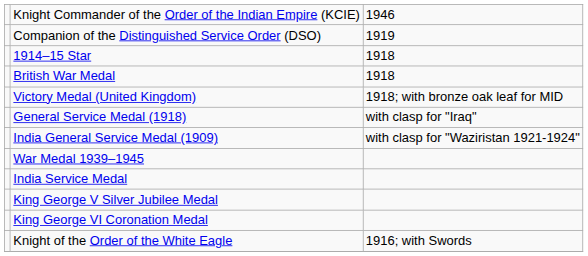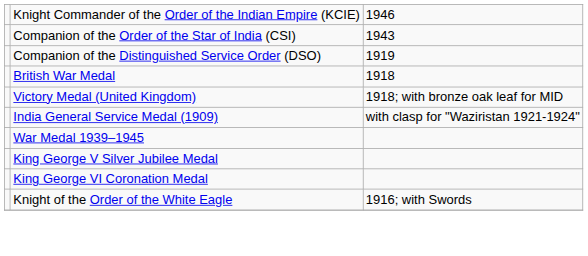+ row: (155, 35)
- row: (52, 55)
- row: (100, 117)
- row: (70, 179)
